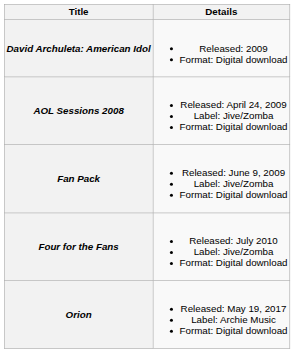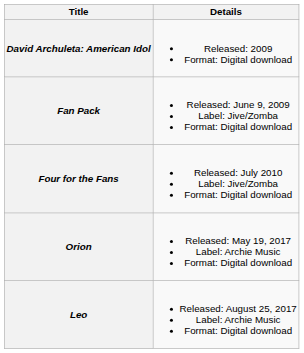- row: (79, 110)
+ row: (79, 314)
